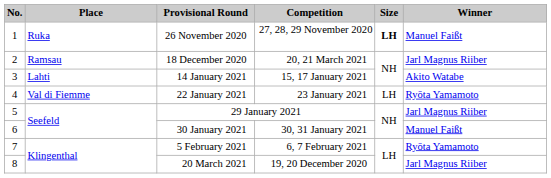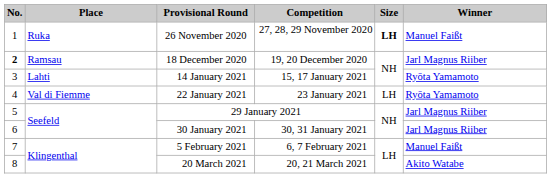(15, 59) normal -> (15, 59) bold
(330, 59) 20, 21 March 2021 -> (322, 59) 19, 20 December 2020
(435, 77) Akito Watabe -> (442, 77) Ryōta Yamamoto
(434, 129) Manuel Faißt -> (446, 129) Jarl Magnus Riiber
(442, 146) Ryōta Yamamoto -> (434, 146) Manuel Faißt
(322, 163) 19, 20 December 2020 -> (330, 163) 20, 21 March 2021
(446, 163) Jarl Magnus Riiber -> (435, 163) Akito Watabe
